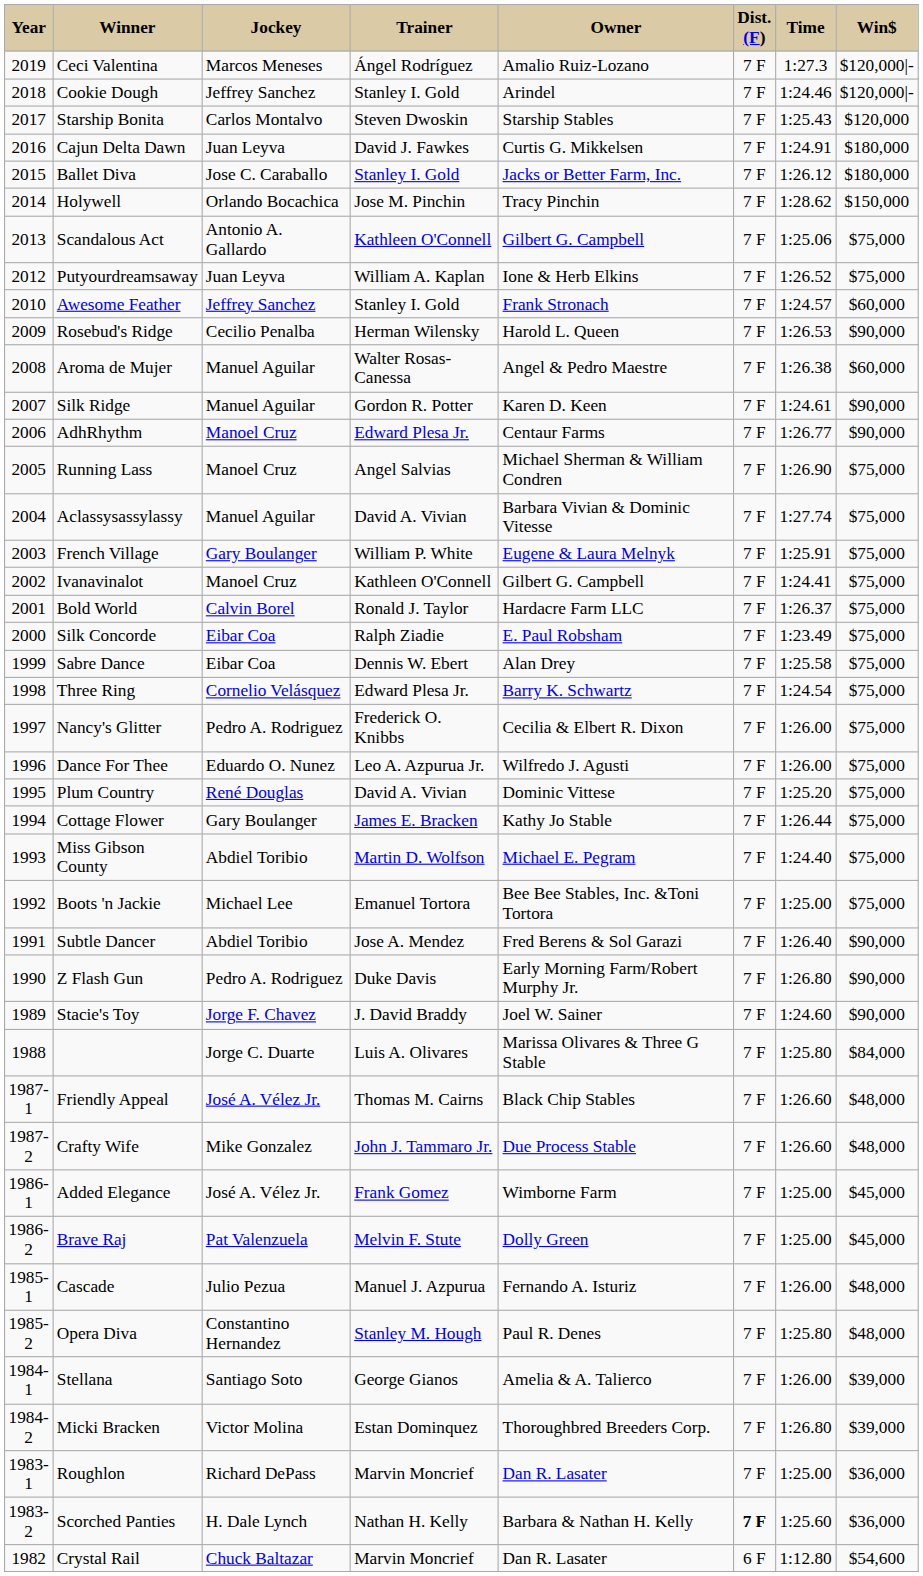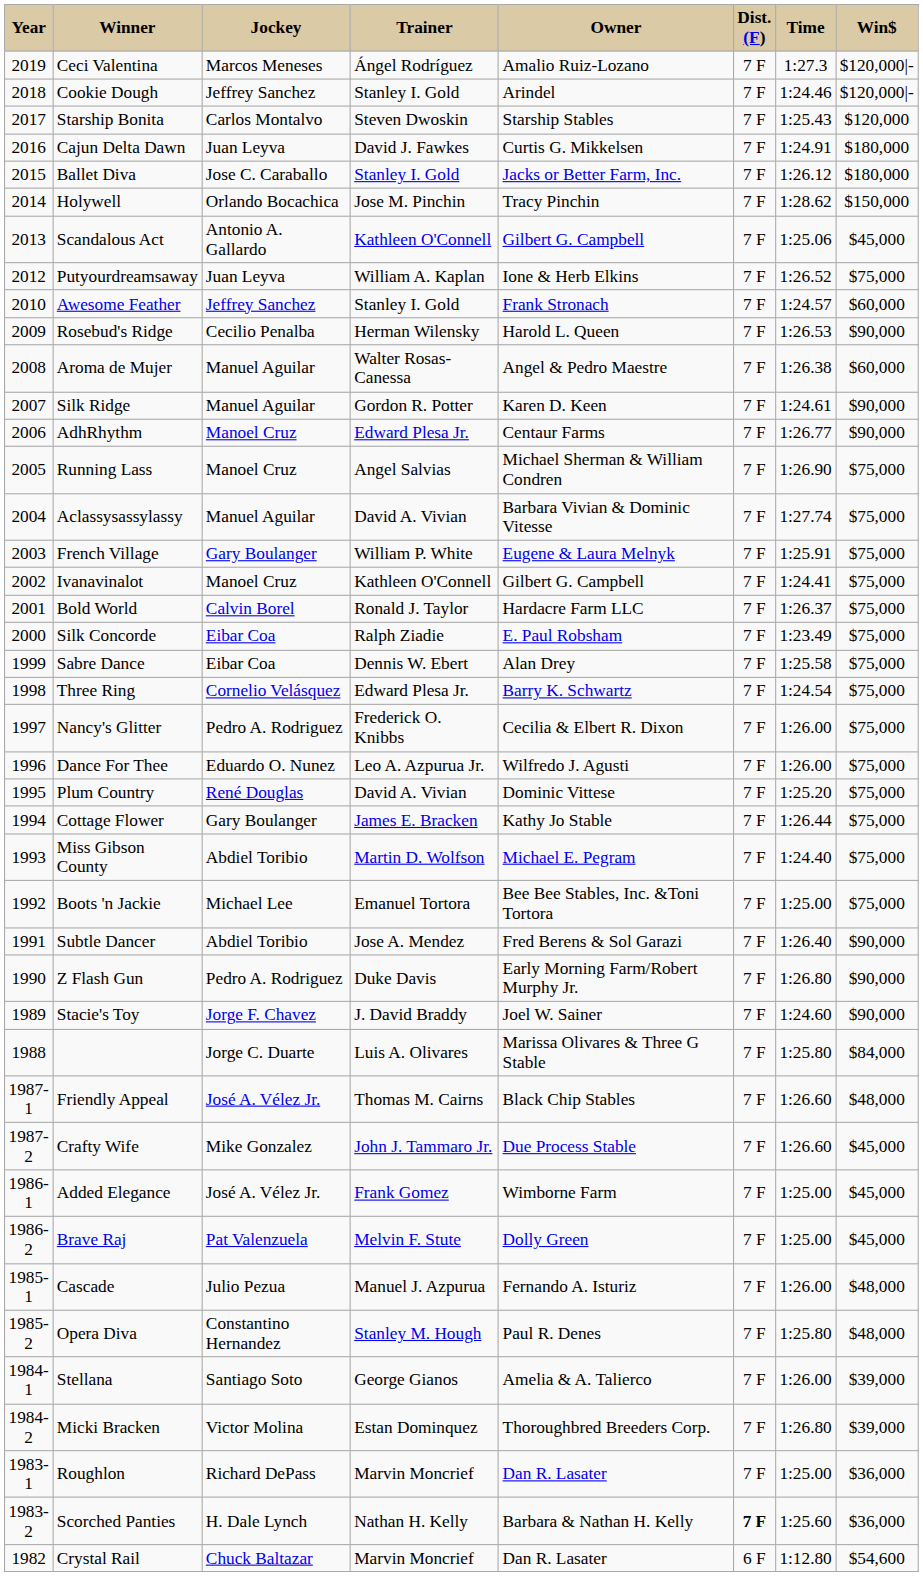(877, 239) $75,000 -> (877, 239) $45,000
(877, 1146) $48,000 -> (877, 1146) $45,000
